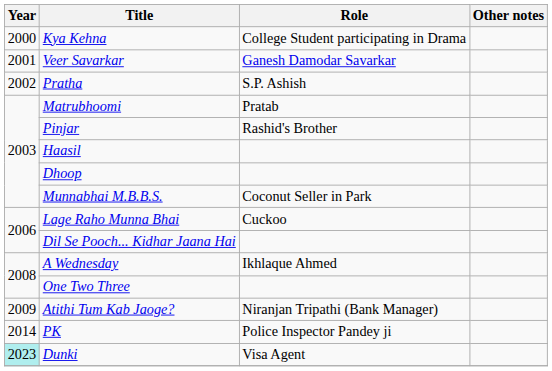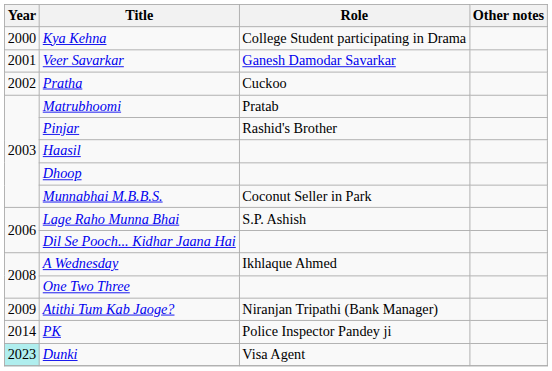(274, 83) S.P. Ashish -> (265, 83) Cuckoo
(265, 219) Cuckoo -> (274, 219) S.P. Ashish
